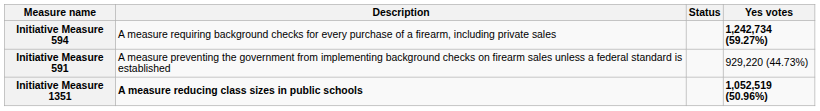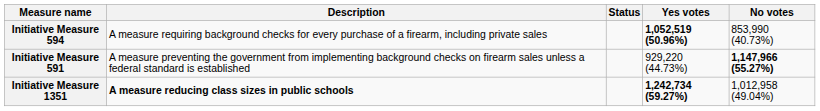+ column: (772, 12)
(749, 35) 1,242,734 (59.27%) -> (668, 35) 1,052,519 (50.96%)
(749, 91) 1,052,519 (50.96%) -> (668, 91) 1,242,734 (59.27%)
